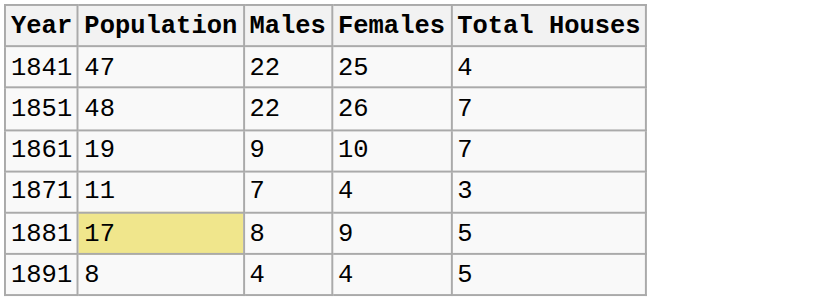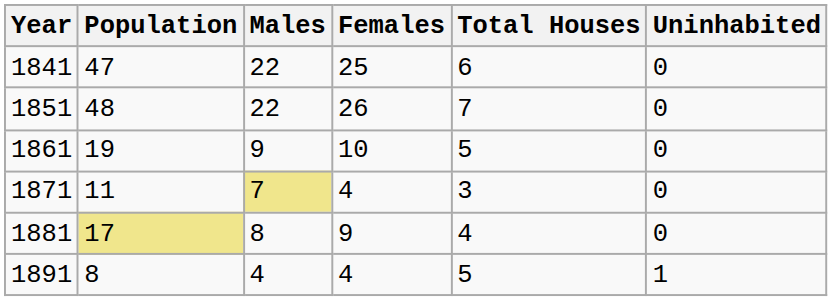+ column: (737, 26)
(465, 67) 4 -> (465, 67) 6
(465, 150) 7 -> (465, 150) 5
(257, 192) no background -> (257, 192) khaki background
(465, 233) 5 -> (465, 233) 4
